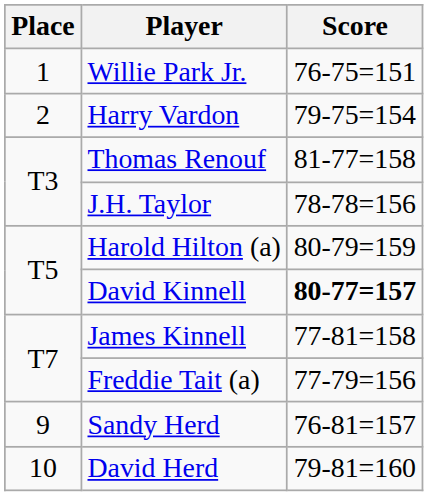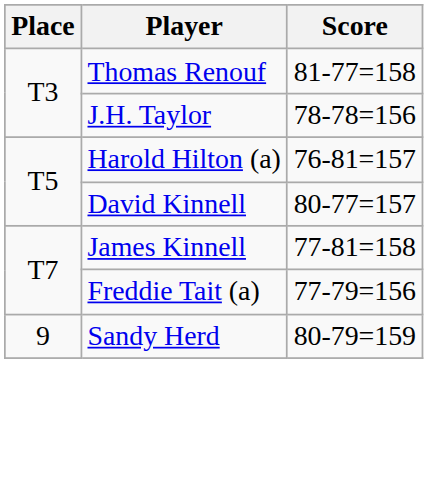- row: (167, 70)
- row: (163, 114)
(355, 247) 80-79=159 -> (355, 159) 76-81=157
(355, 291) bold -> (355, 203) normal
(355, 423) 76-81=157 -> (355, 335) 80-79=159
- row: (153, 468)
